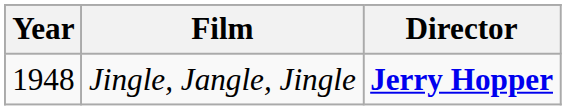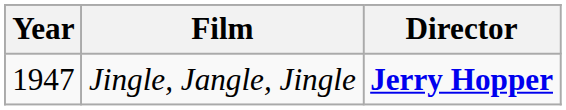(43, 78) 1948 -> (43, 78) 1947
